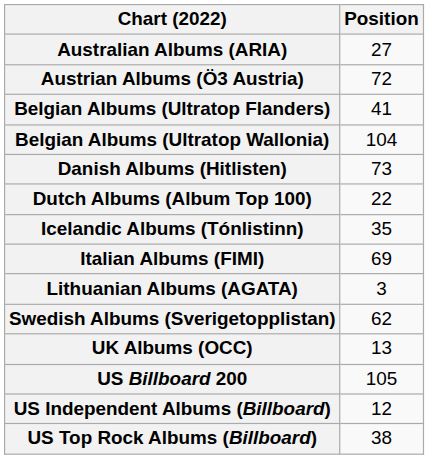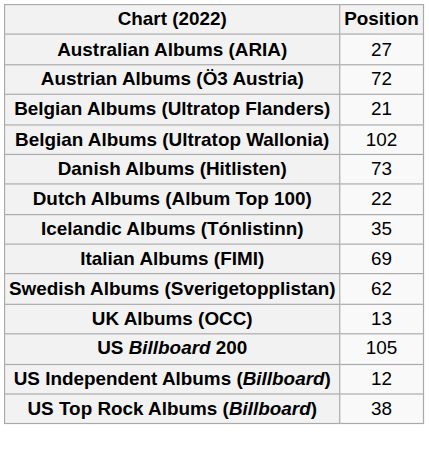(381, 109) 41 -> (381, 109) 21
(381, 139) 104 -> (381, 139) 102
- row: (172, 288)
